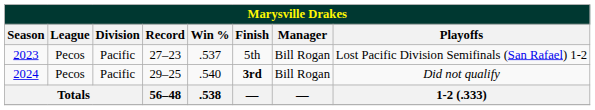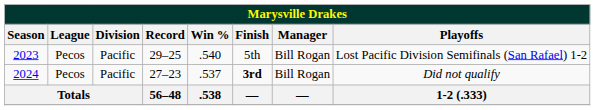(165, 54) 27–23 -> (165, 54) 29–25
(210, 54) .537 -> (210, 54) .540
(165, 74) 29–25 -> (165, 74) 27–23
(210, 74) .540 -> (210, 74) .537
